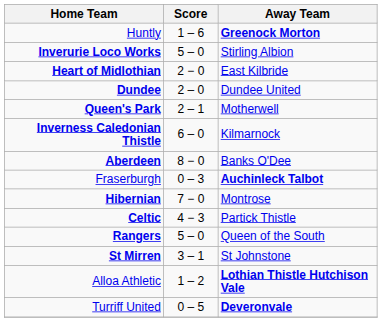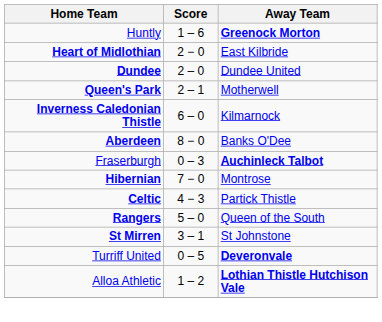- row: (100, 52)
rows swapped: (127, 281) <-> (127, 307)
